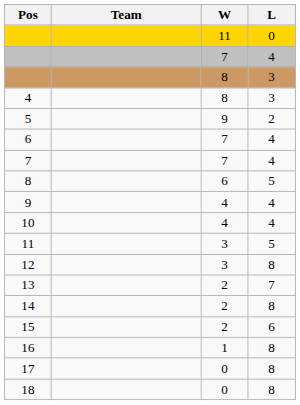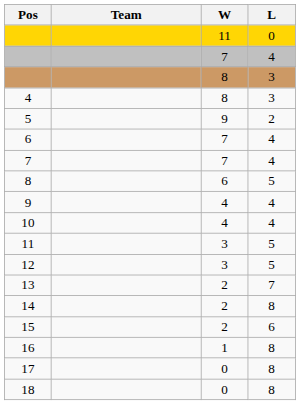(272, 264) 8 -> (272, 264) 5
